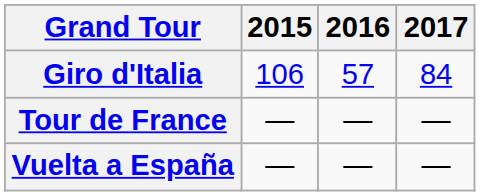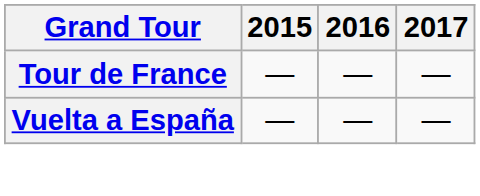- row: (123, 73)
